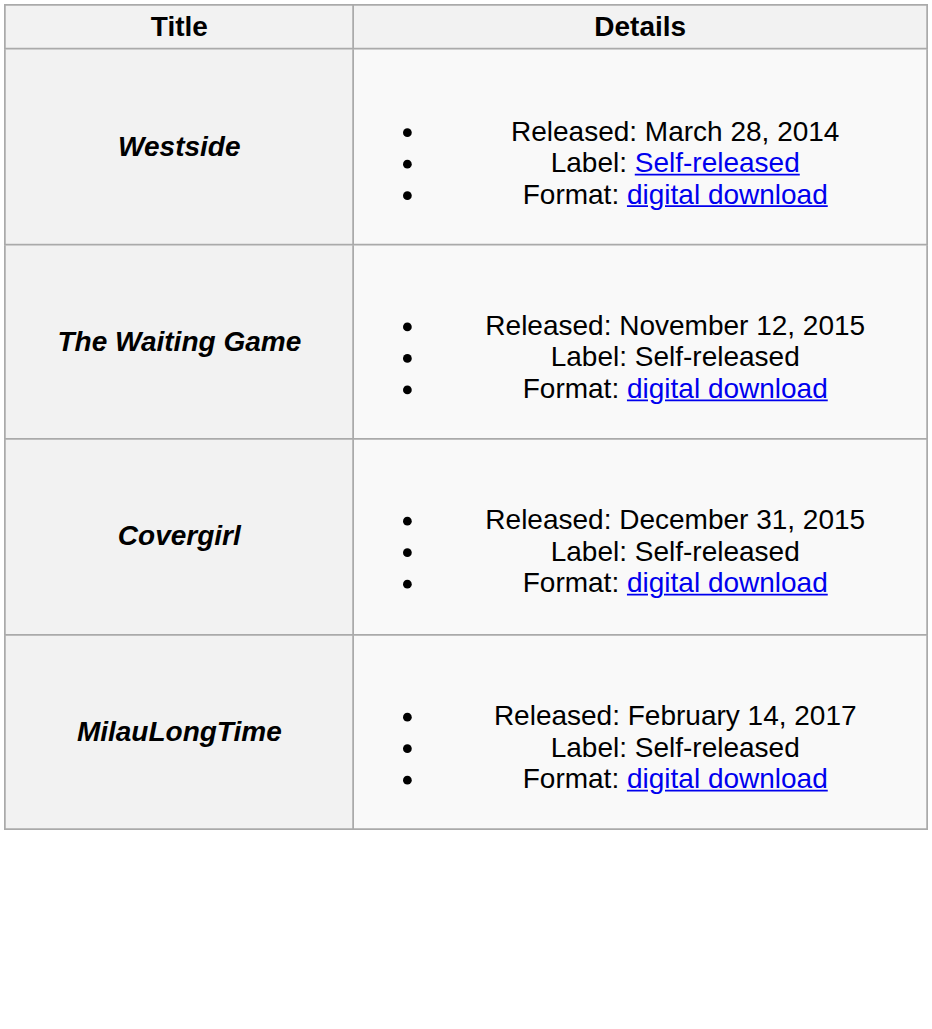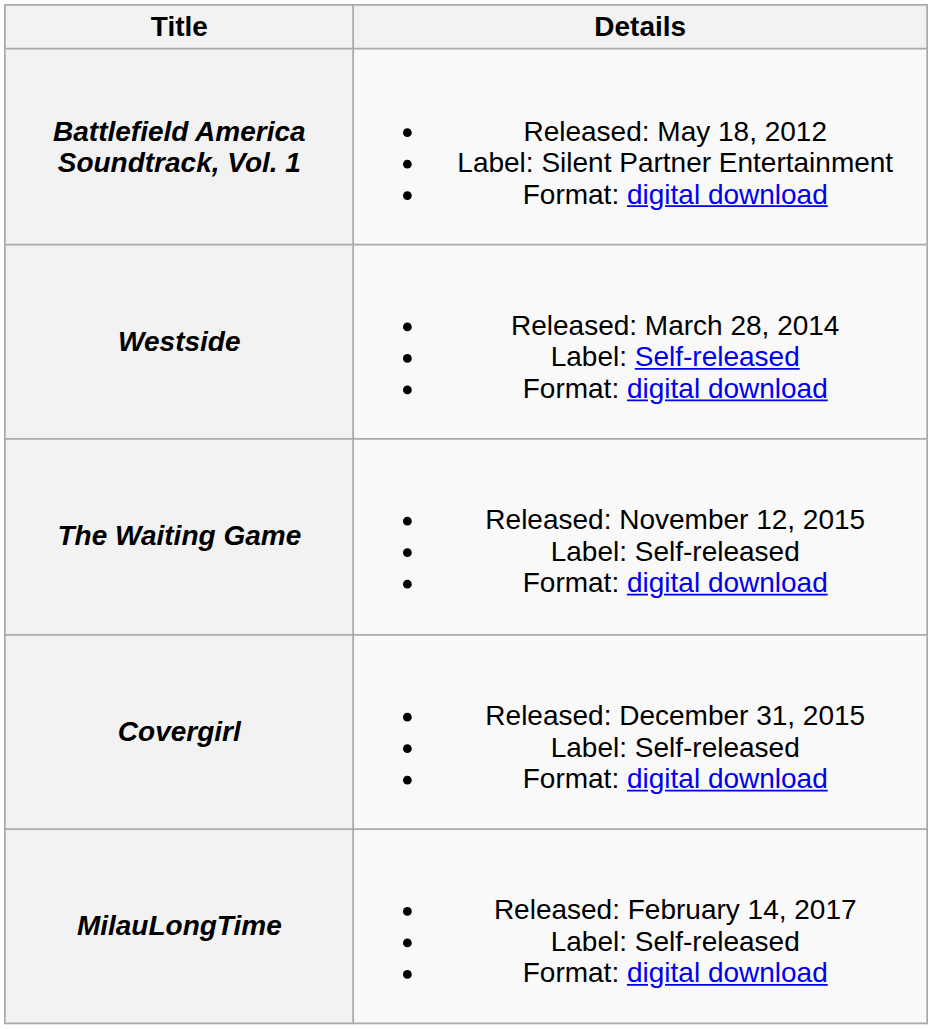+ row: (179, 146)
